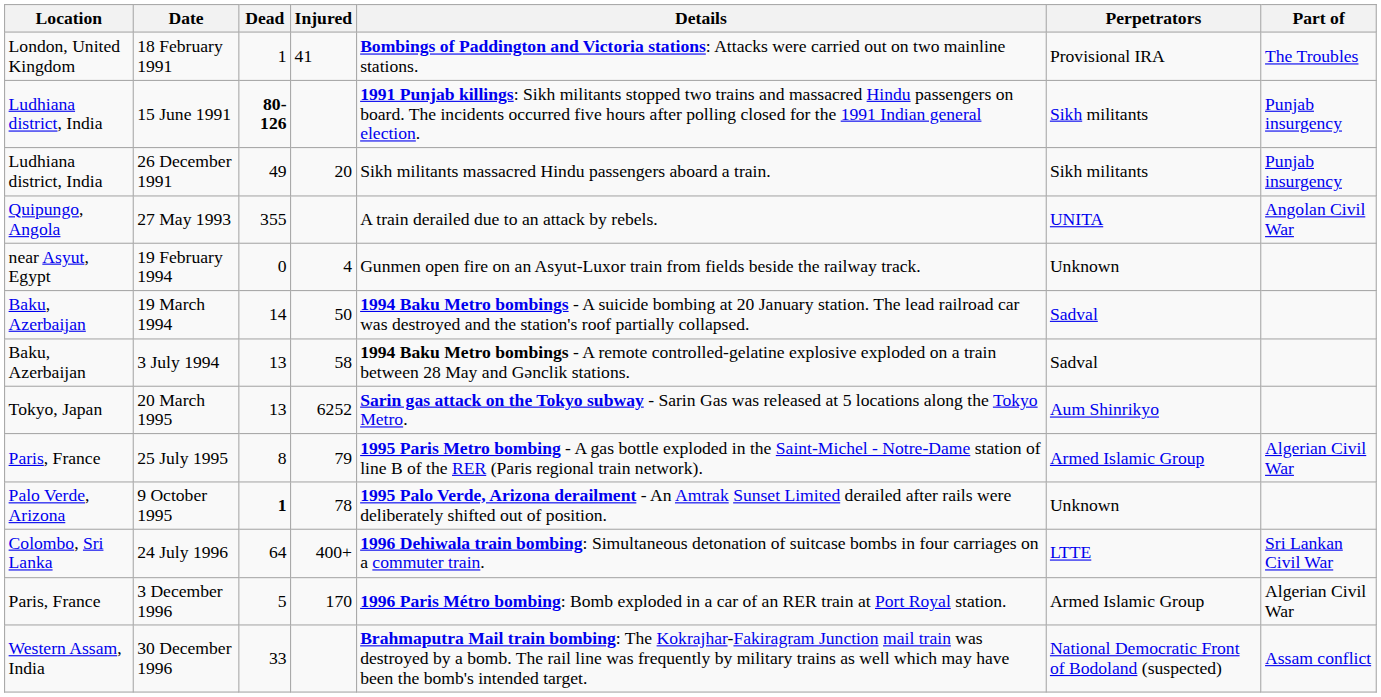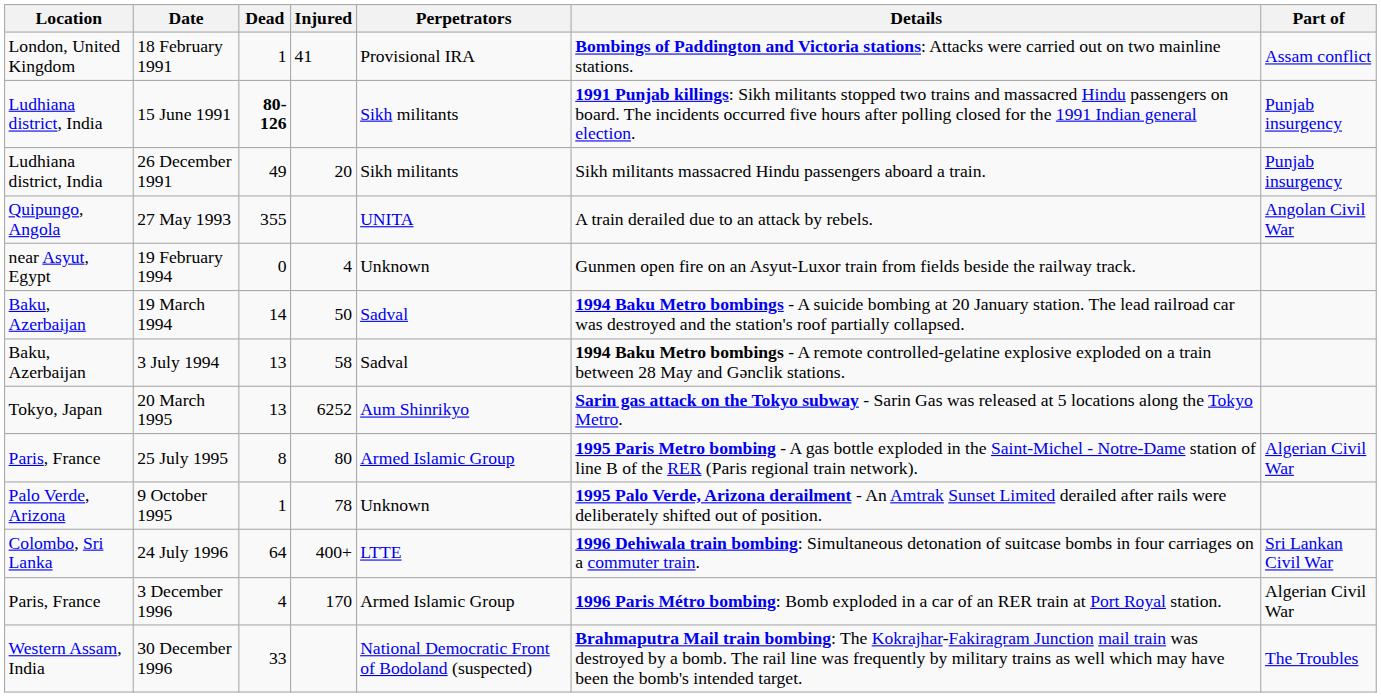columns swapped: (701, 18) <-> (1153, 18)
(1312, 56) The Troubles -> (1318, 56) Assam conflict
(343, 457) 79 -> (343, 457) 80
(282, 505) bold -> (282, 505) normal
(282, 600) 5 -> (282, 600) 4
(1318, 658) Assam conflict -> (1312, 658) The Troubles
